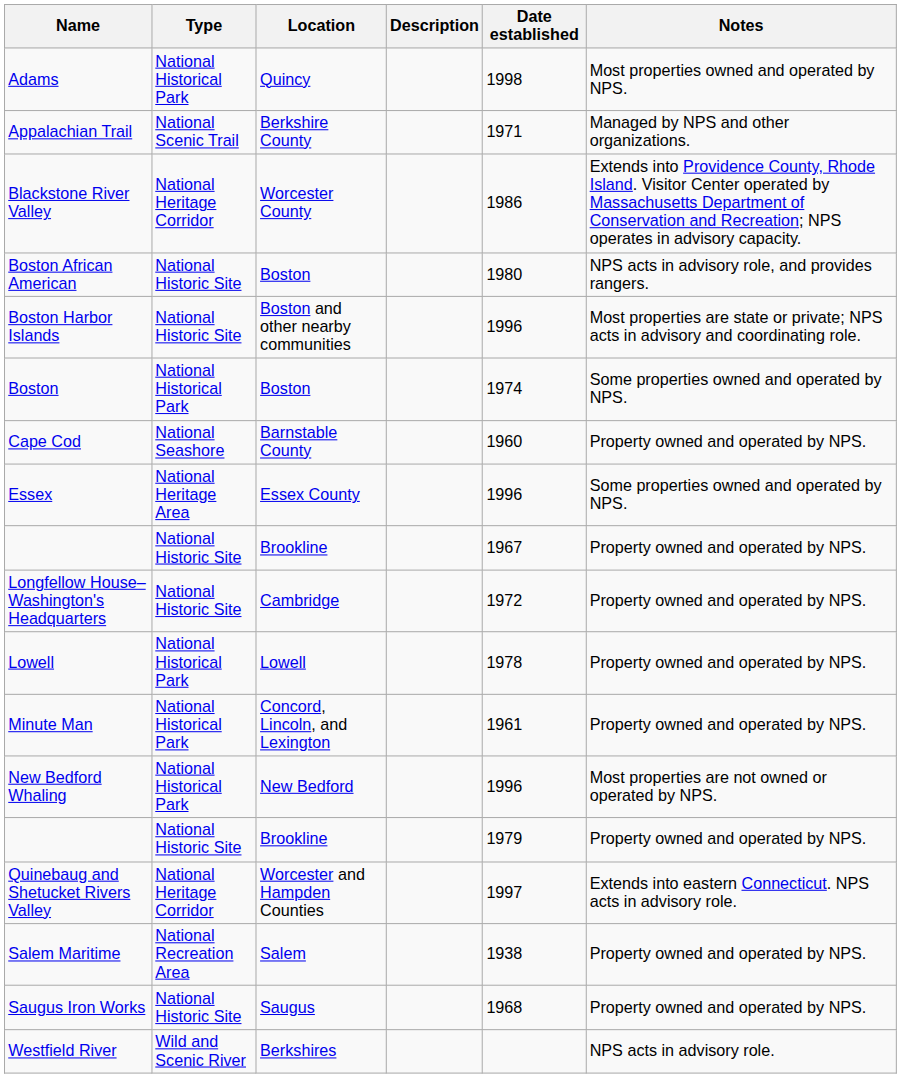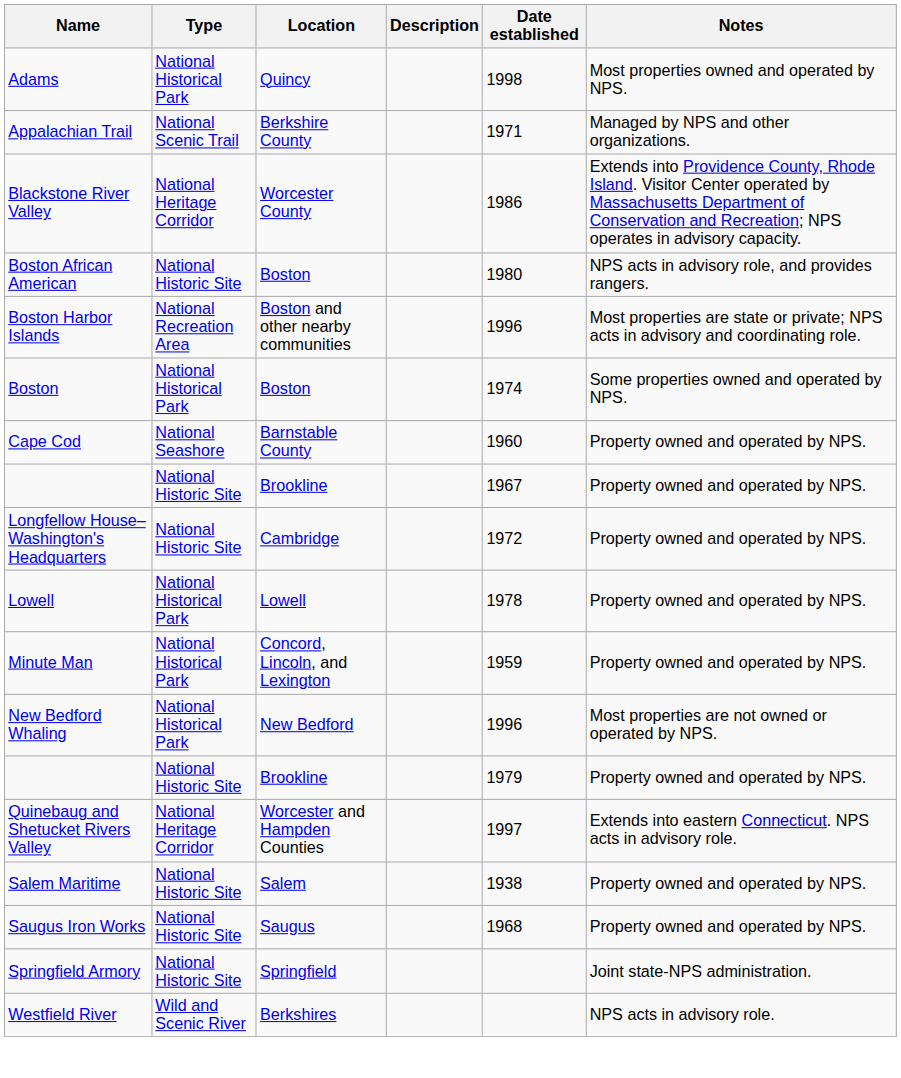(198, 327) National Historic Site -> (194, 327) National Recreation Area
- row: (30, 495)
(504, 724) 1961 -> (504, 662) 1959
(194, 954) National Recreation Area -> (198, 883) National Historic Site
+ row: (74, 971)
